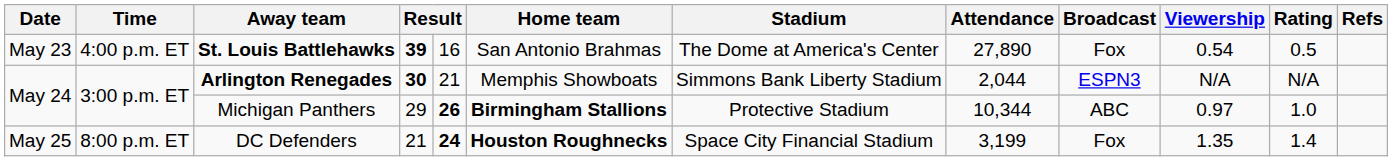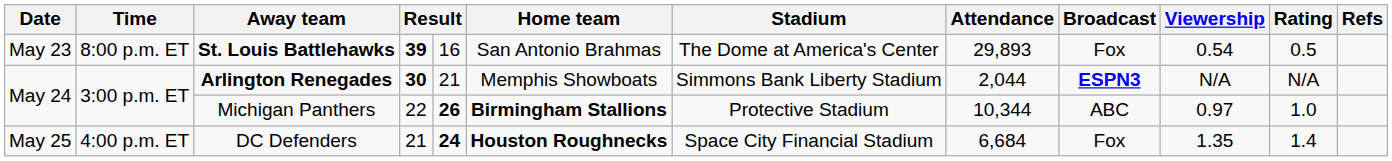(135, 49) 4:00 p.m. ET -> (135, 49) 8:00 p.m. ET
(1002, 49) 27,890 -> (1002, 49) 29,893
(1109, 79) normal -> (1109, 79) bold
(416, 110) 29 -> (416, 110) 22
(135, 140) 8:00 p.m. ET -> (135, 140) 4:00 p.m. ET
(1002, 140) 3,199 -> (1002, 140) 6,684
